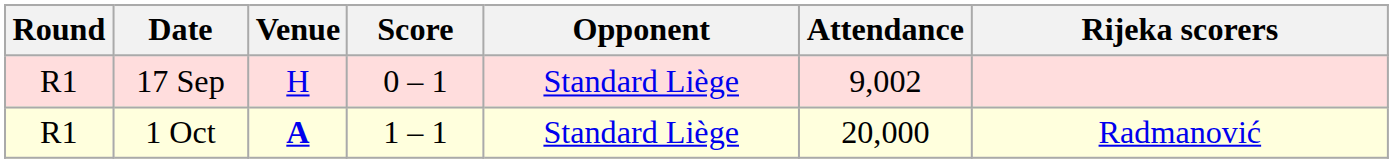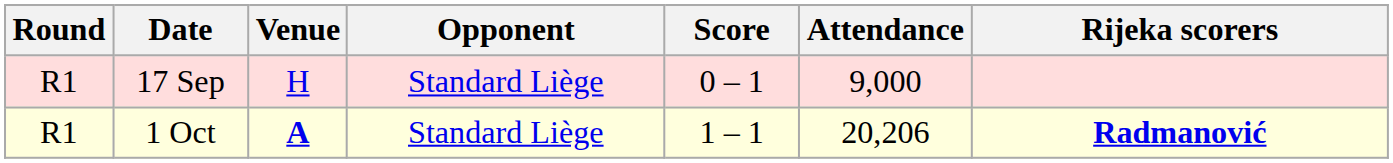columns swapped: (641, 30) <-> (415, 30)
(885, 81) 9,002 -> (885, 81) 9,000
(885, 132) 20,000 -> (885, 132) 20,206
(1180, 132) normal -> (1180, 132) bold
